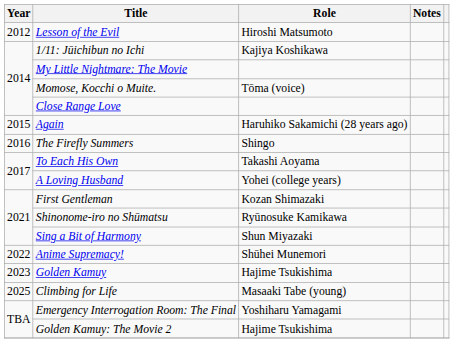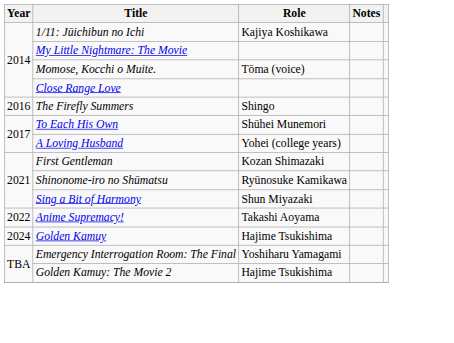- row: (77, 32)
- row: (50, 124)
(280, 161) Takashi Aoyama -> (284, 124) Shūhei Munemori
(284, 254) Shūhei Munemori -> (280, 217) Takashi Aoyama
(19, 273) 2023 -> (19, 236) 2024
- row: (76, 291)
